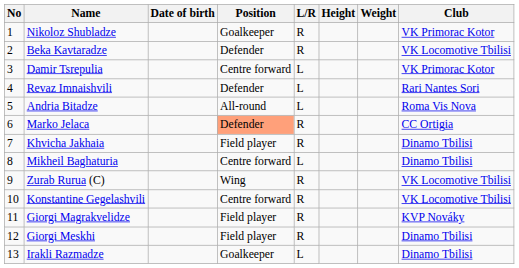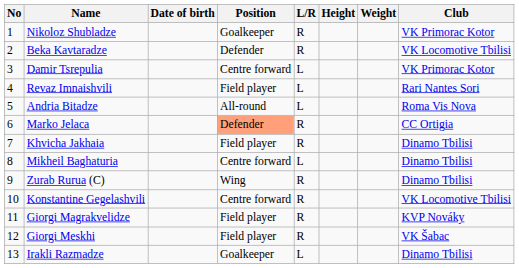(242, 87) Defender -> (248, 87) Field player
(456, 180) VK Locomotive Tbilisi -> (437, 180) Dinamo Tbilisi
(437, 236) Dinamo Tbilisi -> (425, 236) VK Šabac
